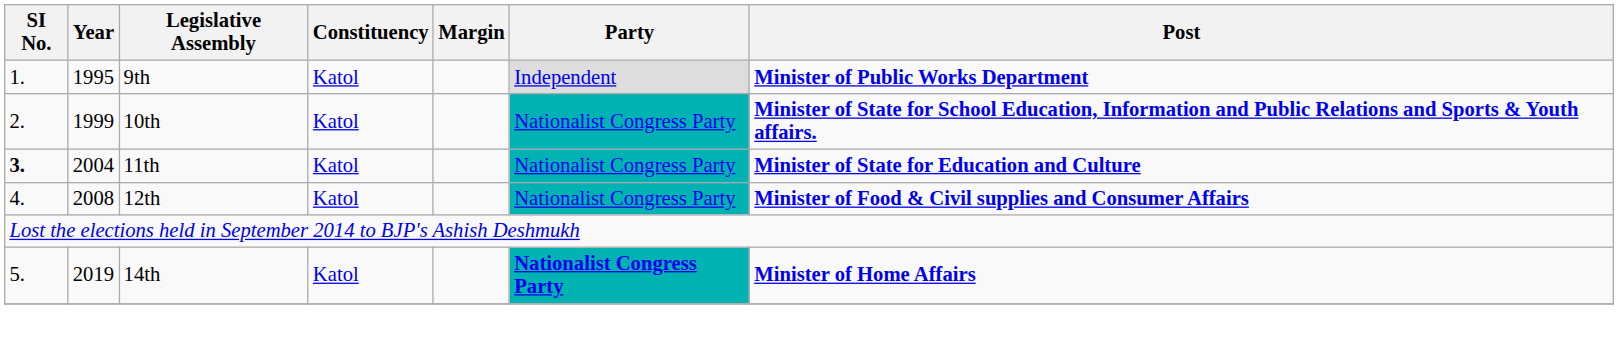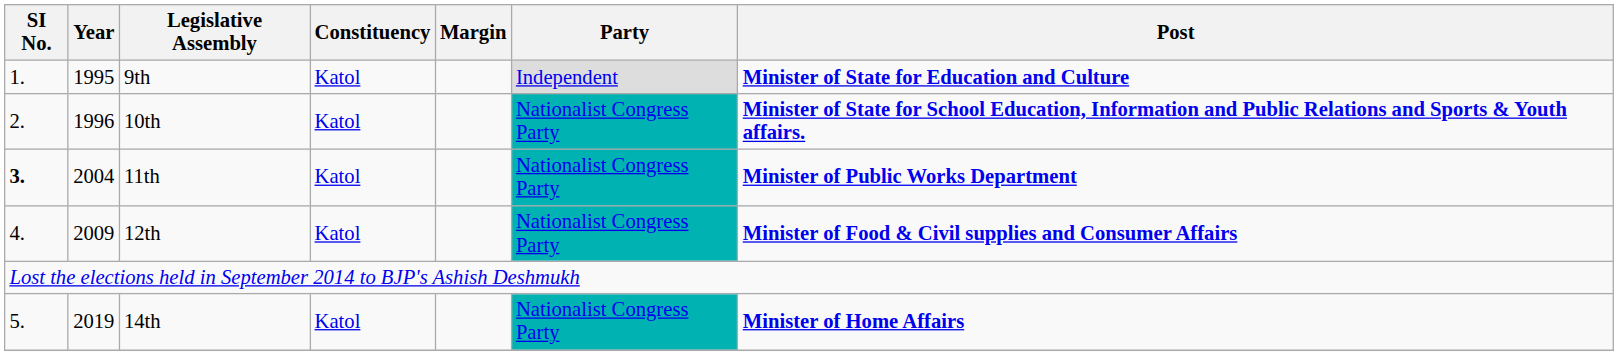(921, 76) Minister of Public Works Department -> (936, 76) Minister of State for Education and Culture
(93, 121) 1999 -> (94, 121) 1996
(947, 165) Minister of State for Education and Culture -> (910, 177) Minister of Public Works Department
(93, 198) 2008 -> (94, 233) 2009
(605, 275) bold -> (602, 321) normal
